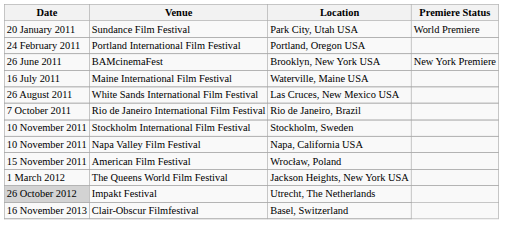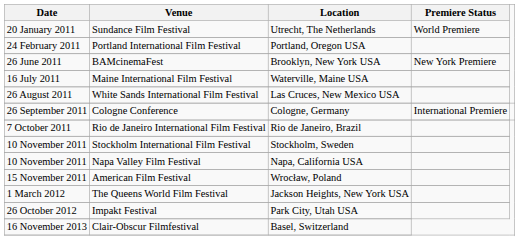(314, 29) Park City, Utah USA -> (323, 29) Utrecht, The Netherlands
+ row: (135, 111)
(42, 194) lightgrey background -> (42, 210) no background
(323, 194) Utrecht, The Netherlands -> (314, 210) Park City, Utah USA
